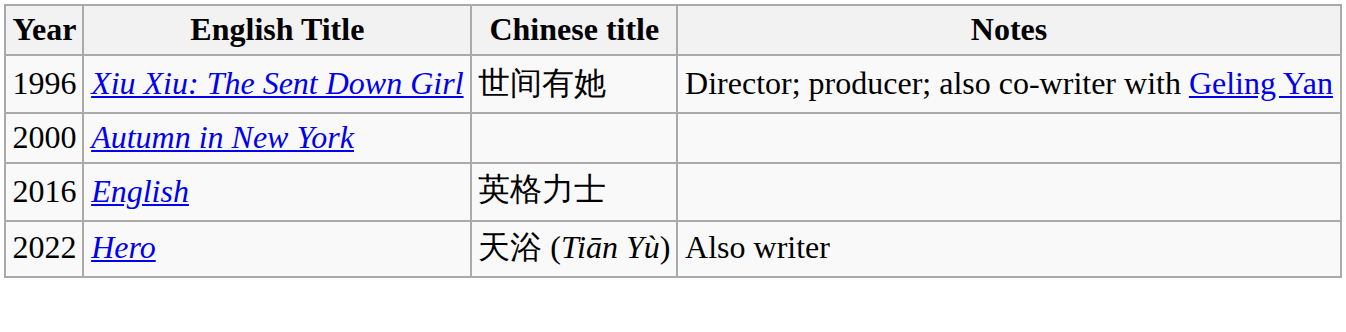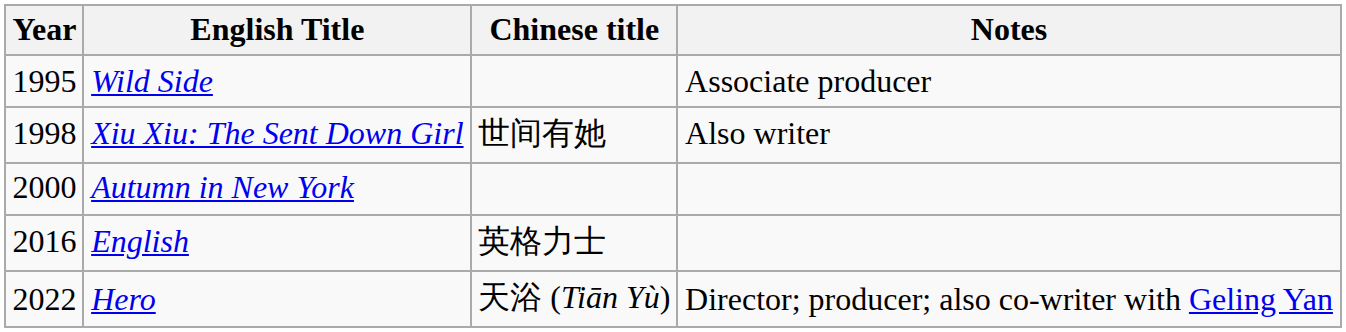+ row: (152, 80)
(44, 83) 1996 -> (44, 134) 1998
(1009, 83) Director; producer; also co-writer with Geling Yan -> (758, 134) Also writer
(758, 247) Also writer -> (1009, 298) Director; producer; also co-writer with Geling Yan
